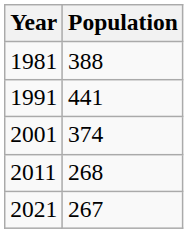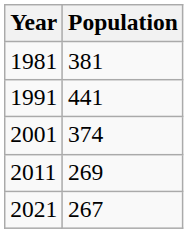(86, 60) 388 -> (86, 60) 381
(86, 172) 268 -> (86, 172) 269
